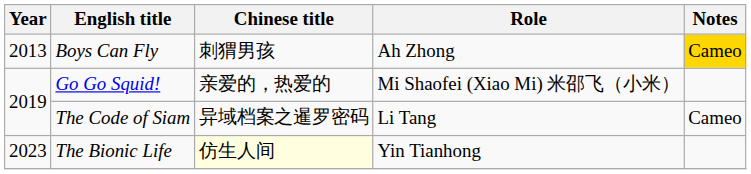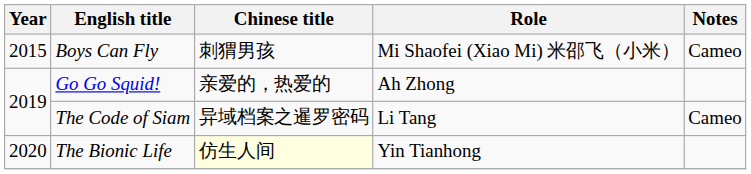(28, 51) 2013 -> (28, 51) 2015
(416, 51) Ah Zhong -> (529, 50) Mi Shaofei (Xiao Mi) 米邵飞（小米）
(715, 51) gold background -> (715, 51) no background
(529, 84) Mi Shaofei (Xiao Mi) 米邵飞（小米） -> (416, 84) Ah Zhong
(28, 151) 2023 -> (28, 151) 2020
